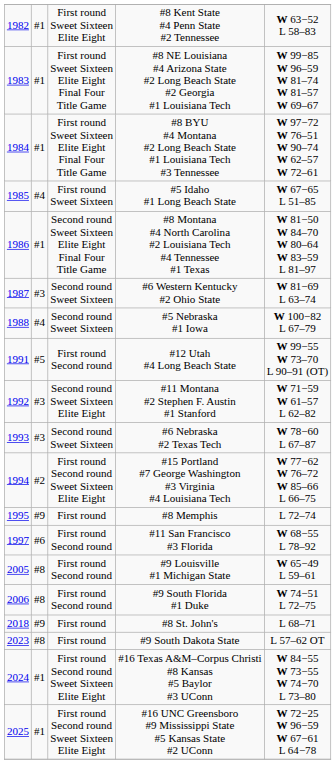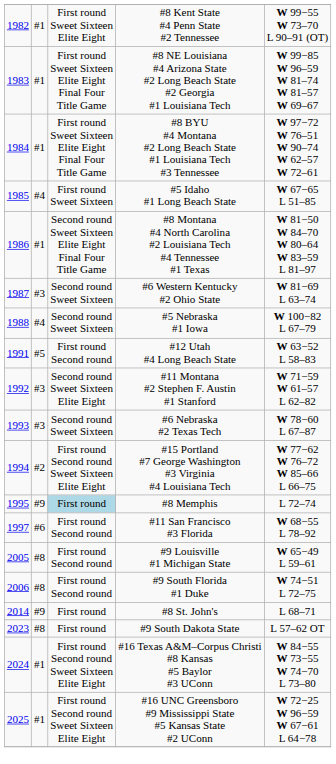(297, 25) W 63−52 L 58–83 -> (297, 25) W 99−55 W 73–70 L 90–91 (OT)
(297, 359) W 99−55 W 73–70 L 90–91 (OT) -> (297, 353) W 63−52 L 58–83
(82, 516) no background -> (82, 503) lightblue background
(18, 623) 2018 -> (18, 611) 2014
